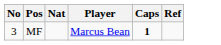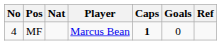+ column: (178, 13)
(14, 31) 3 -> (14, 31) 4
